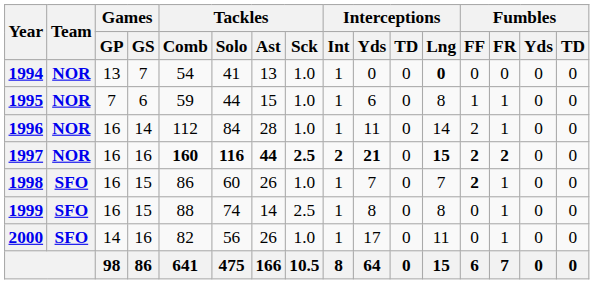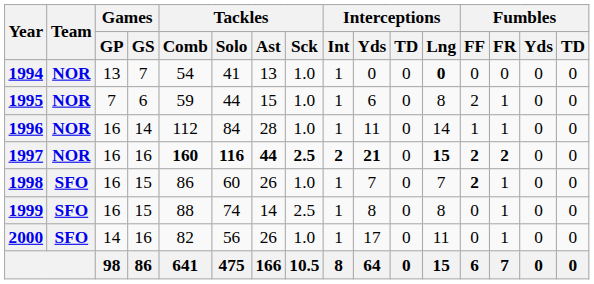(475, 100) 1 -> (475, 100) 2
(475, 127) 2 -> (475, 127) 1
